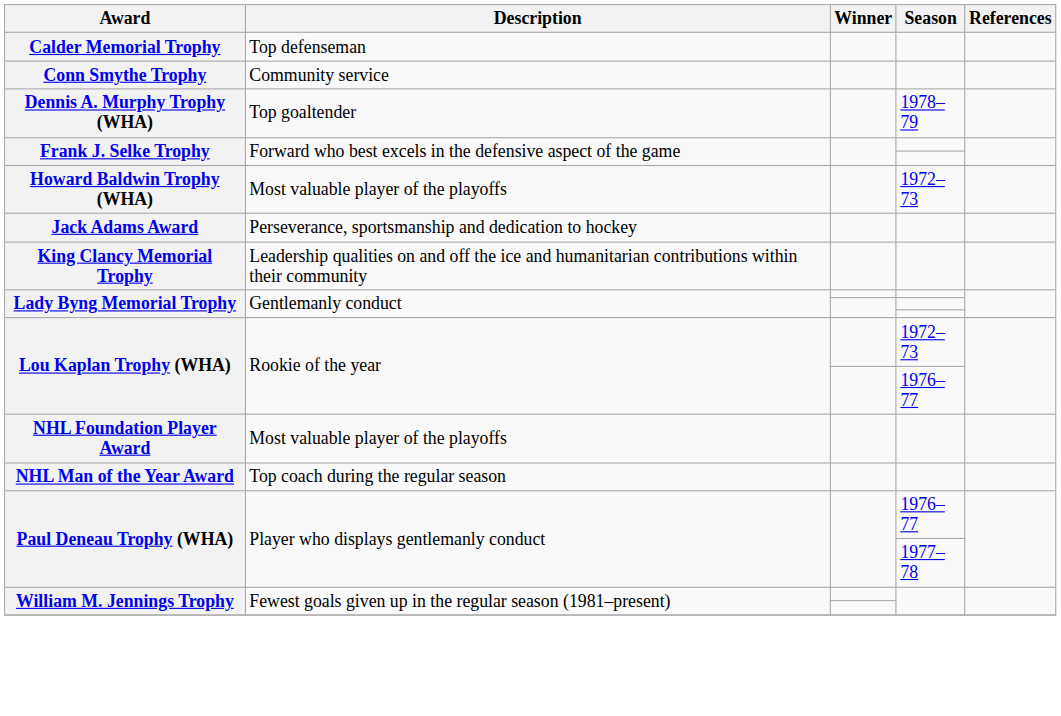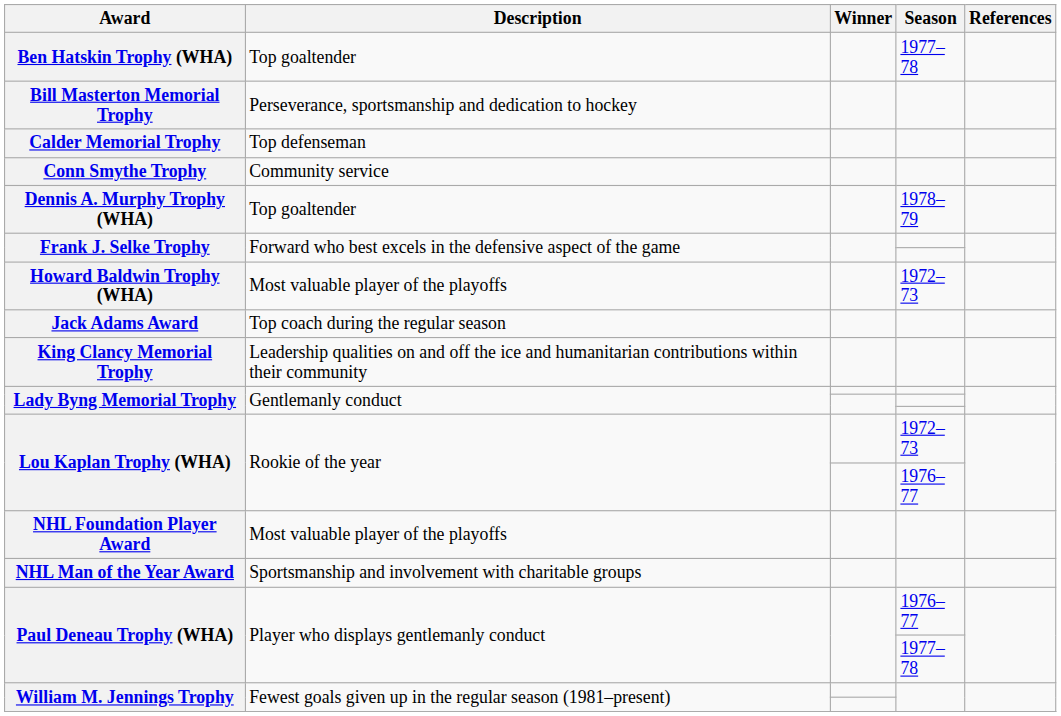+ row: (125, 56)
+ row: (125, 104)
(443, 227) Perseverance, sportsmanship and dedication to hockey -> (378, 323) Top coach during the regular season
(378, 476) Top coach during the regular season -> (445, 572) Sportsmanship and involvement with charitable groups
